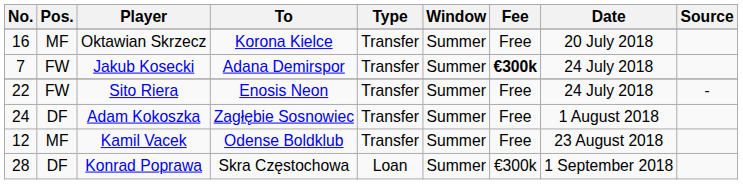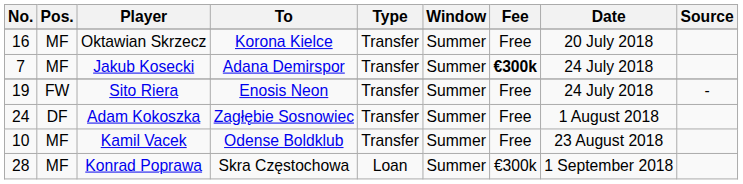(57, 66) FW -> (57, 66) MF
(21, 91) 22 -> (21, 91) 19
(21, 141) 12 -> (21, 141) 10
(57, 166) DF -> (57, 166) MF
